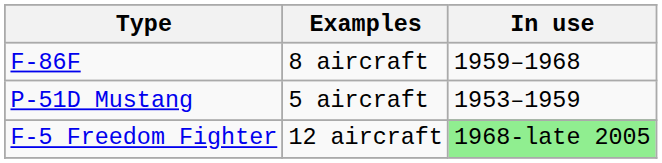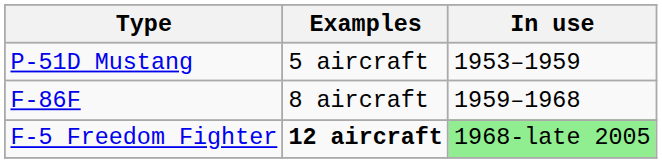rows swapped: (102, 100) <-> (46, 62)
(366, 138) normal -> (366, 138) bold
